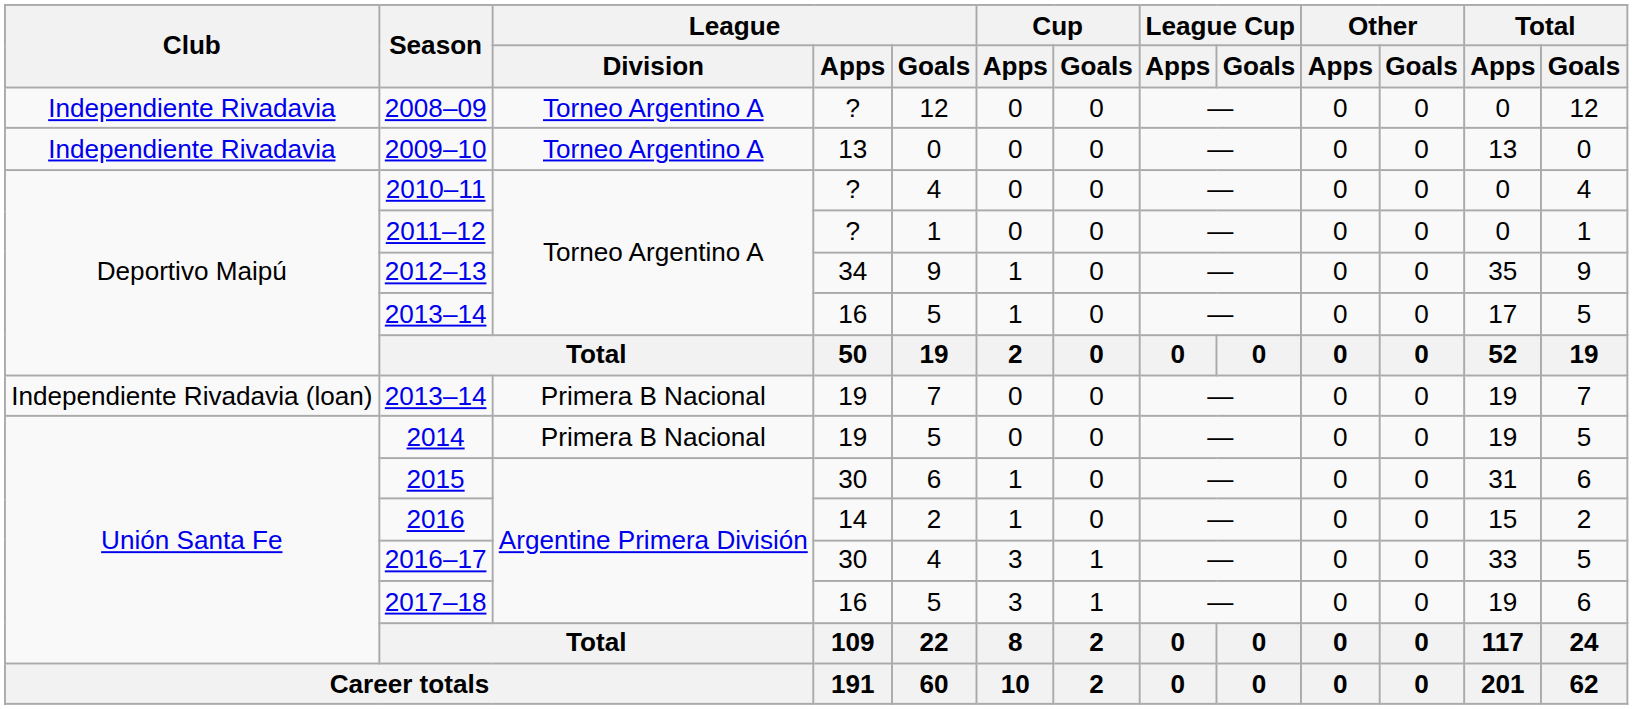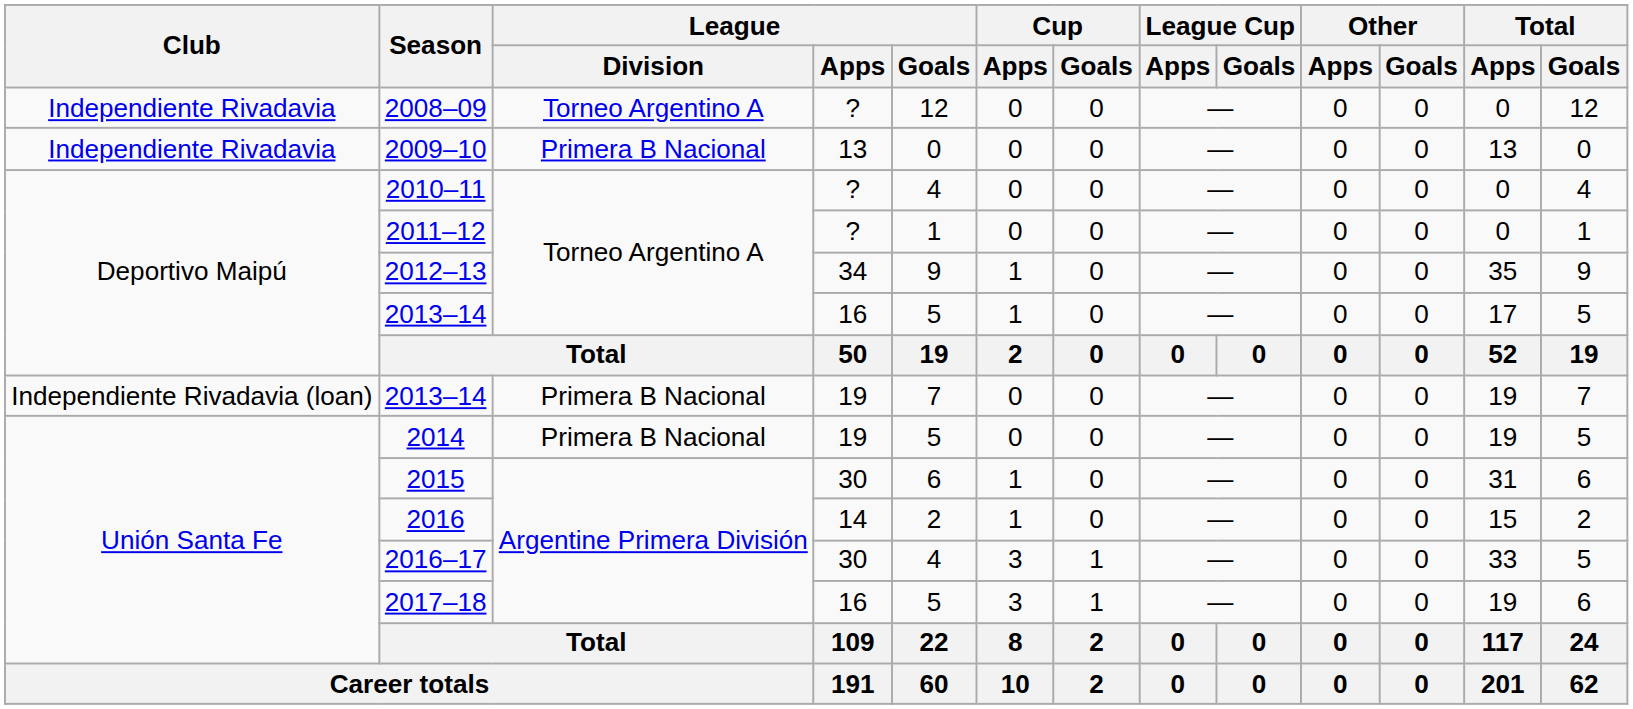(653, 149) Torneo Argentino A -> (653, 149) Primera B Nacional
